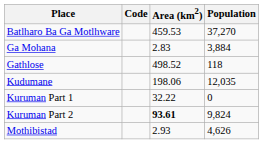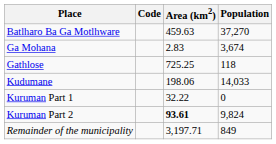(167, 32) 459.53 -> (180, 32) 459.63
(219, 48) 3,884 -> (232, 48) 3,674
(167, 65) 498.52 -> (180, 65) 725.25
(222, 81) 12,035 -> (235, 81) 14,033
- row: (32, 131)
+ row: (70, 131)
